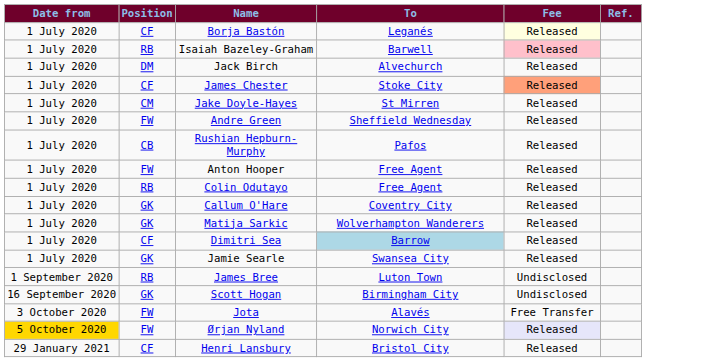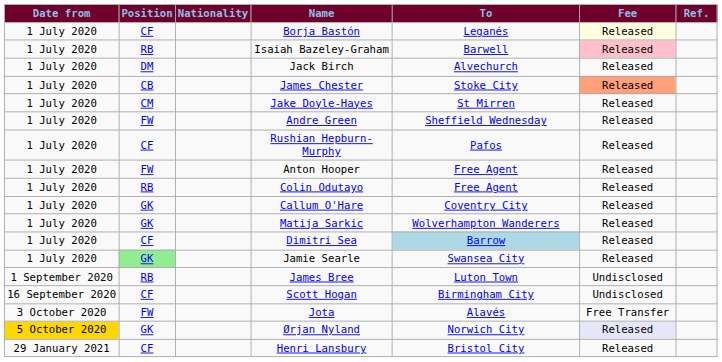+ column: (213, 13)
(147, 85) CF -> (147, 85) CB
(147, 145) CB -> (147, 145) CF
(147, 258) no background -> (147, 258) lightgreen background
(147, 294) GK -> (147, 294) CF
(147, 330) FW -> (147, 330) GK
